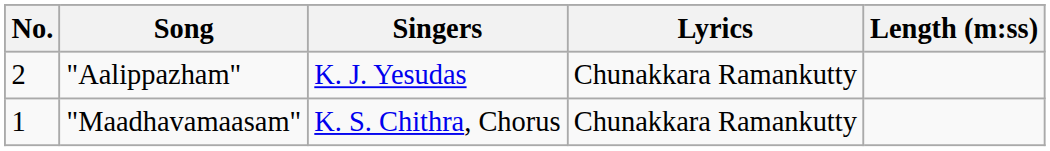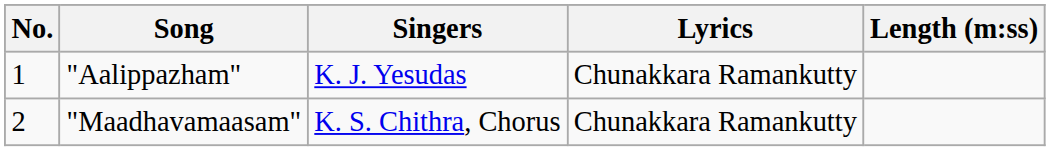(19, 74) 2 -> (19, 74) 1
(19, 121) 1 -> (19, 121) 2
